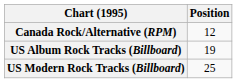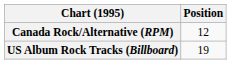- row: (96, 68)
